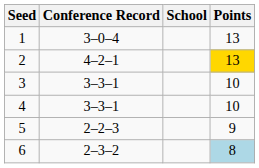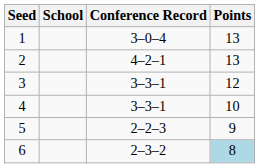columns swapped: (187, 15) <-> (101, 15)
(232, 60) gold background -> (232, 60) no background
(232, 83) 10 -> (232, 83) 12
